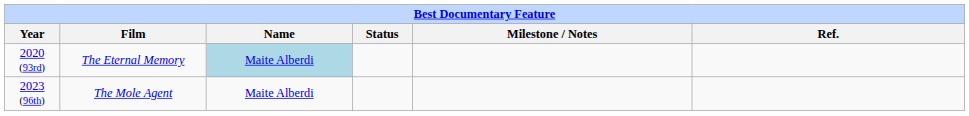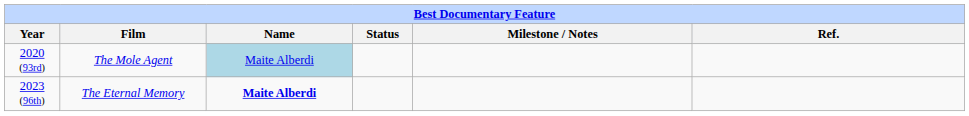(133, 60) The Eternal Memory -> (133, 60) The Mole Agent
(133, 93) The Mole Agent -> (133, 93) The Eternal Memory
(279, 93) normal -> (279, 93) bold
